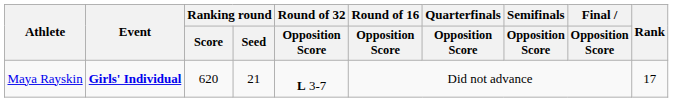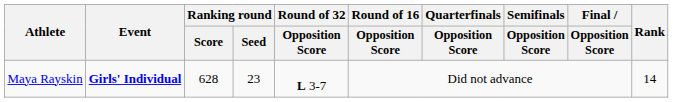(208, 79) 620 -> (208, 79) 628
(254, 79) 21 -> (254, 79) 23
(650, 79) 17 -> (650, 79) 14
